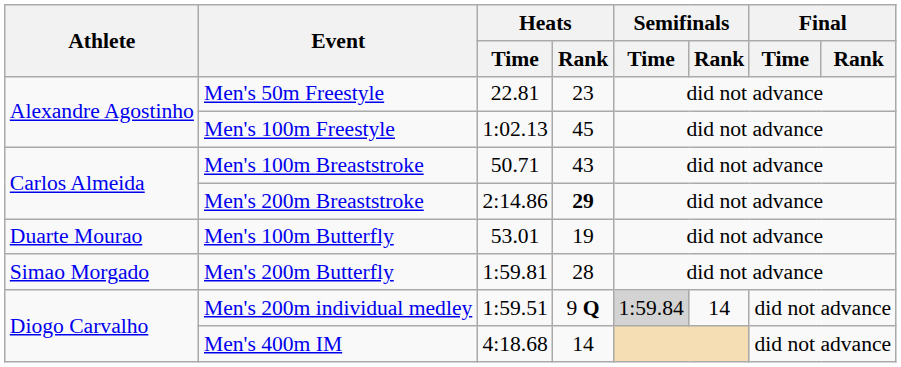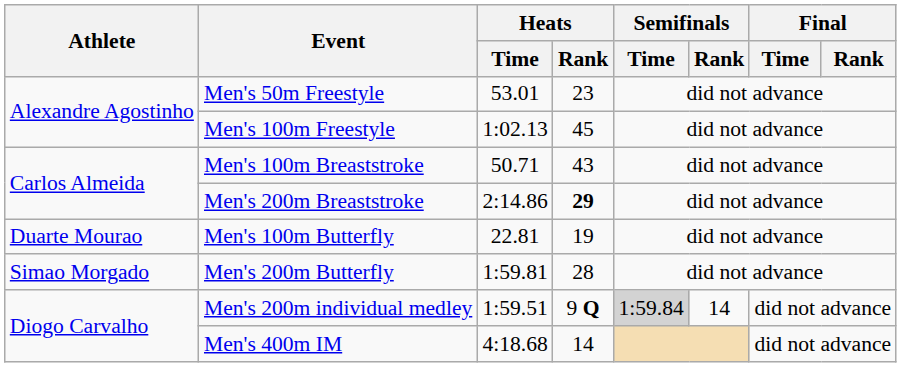(515, 93) 22.81 -> (515, 93) 53.01
(515, 236) 53.01 -> (515, 236) 22.81
